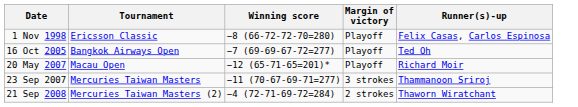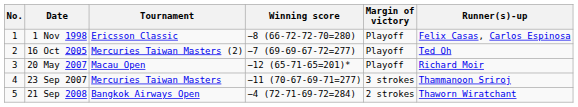+ column: (15, 17)
(125, 51) Bangkok Airways Open -> (167, 51) Mercuries Taiwan Masters (2)
(147, 95) Mercuries Taiwan Masters (2) -> (145, 95) Bangkok Airways Open
